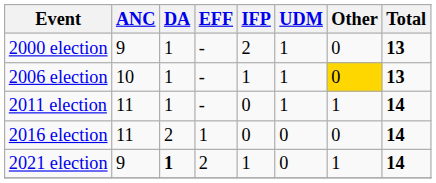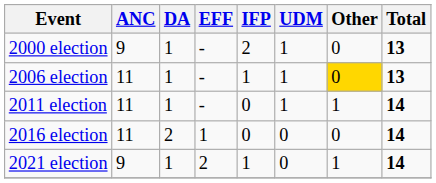(125, 76) 10 -> (125, 76) 11
(168, 163) bold -> (168, 163) normal
